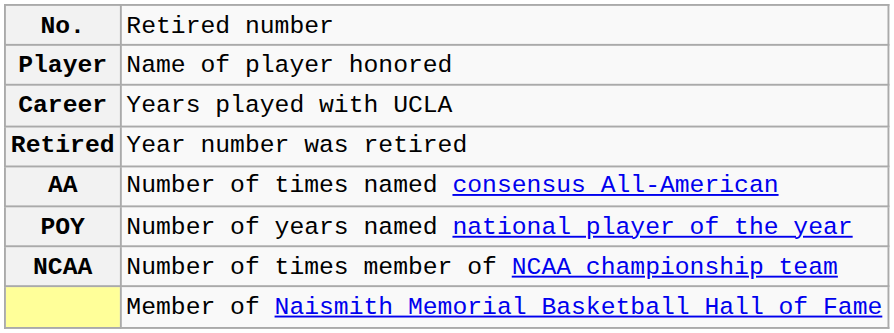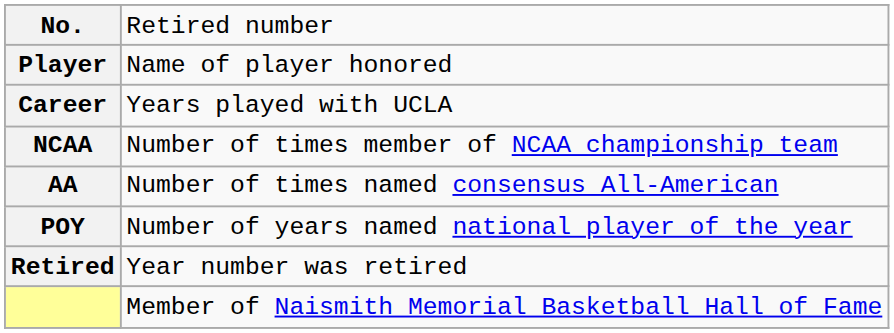rows swapped: (63, 267) <-> (63, 146)
